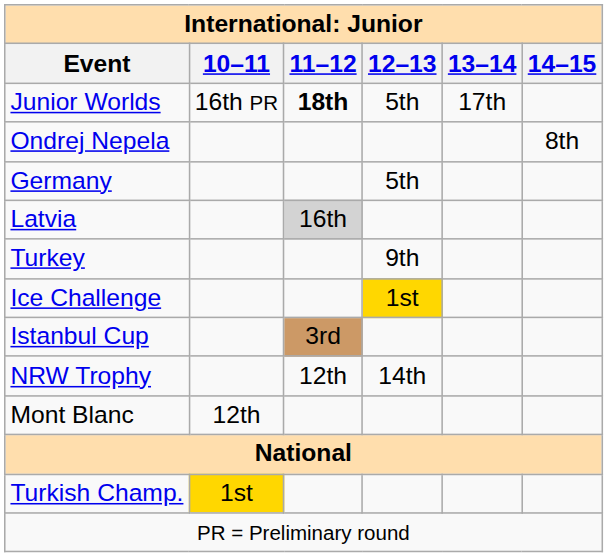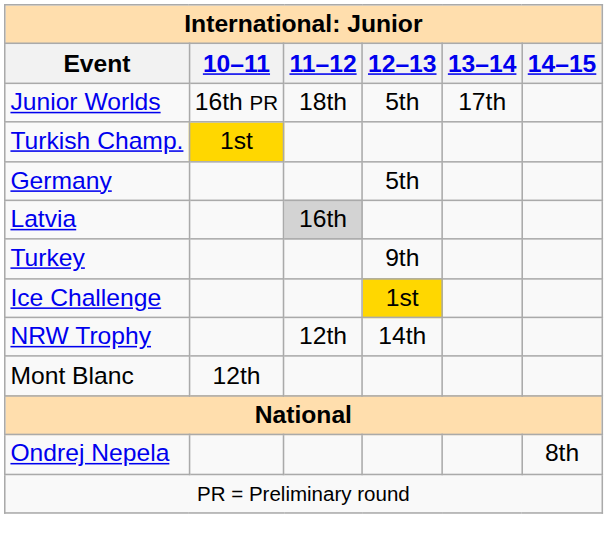(323, 102) bold -> (323, 102) normal
rows swapped: (90, 141) <-> (97, 492)
- row: (80, 336)
